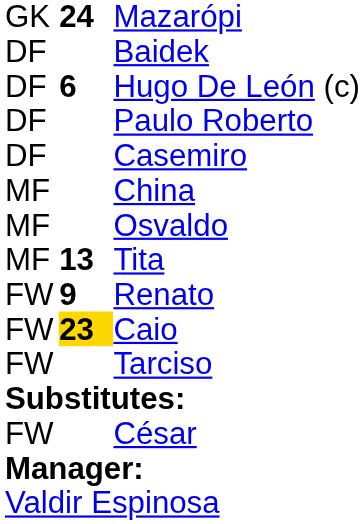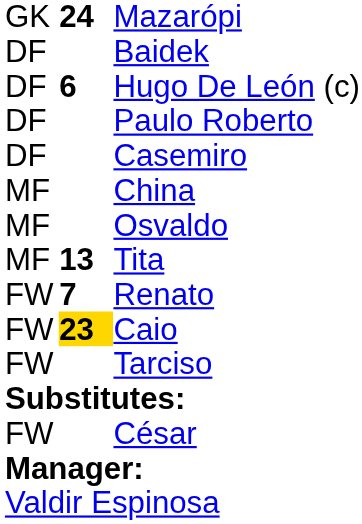(68, 294) 9 -> (68, 294) 7
